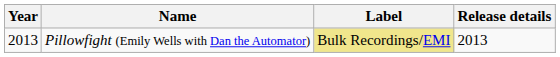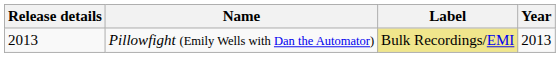columns swapped: (23, 16) <-> (504, 16)
